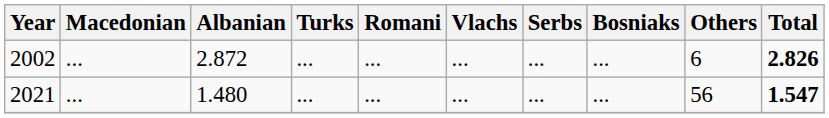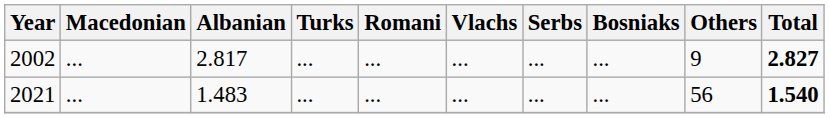(222, 58) 2.872 -> (222, 58) 2.817
(696, 58) 6 -> (696, 58) 9
(793, 58) 2.826 -> (793, 58) 2.827
(222, 94) 1.480 -> (222, 94) 1.483
(793, 94) 1.547 -> (793, 94) 1.540
